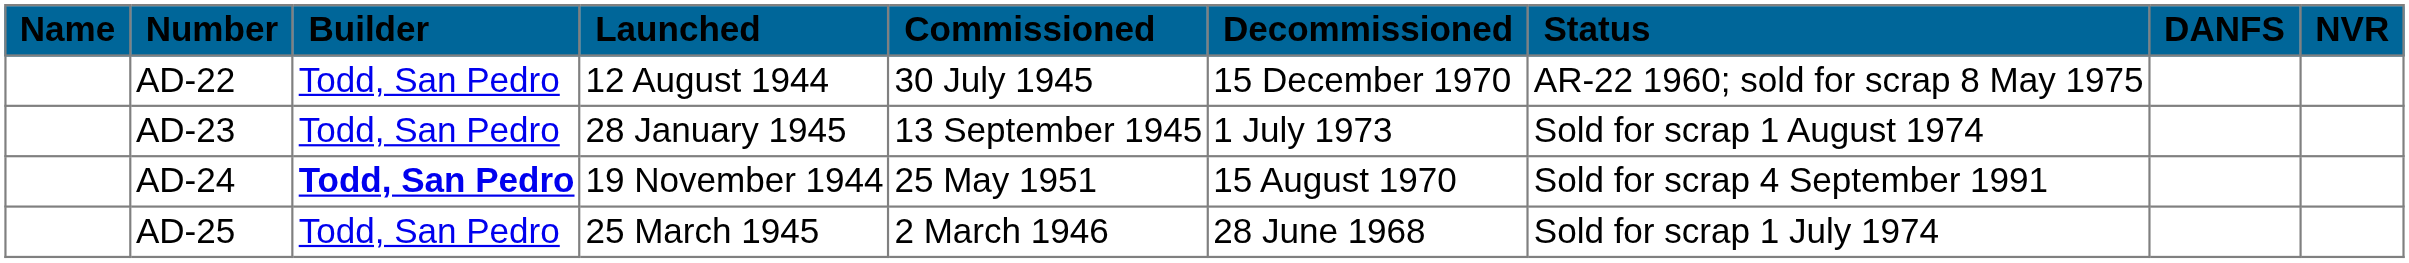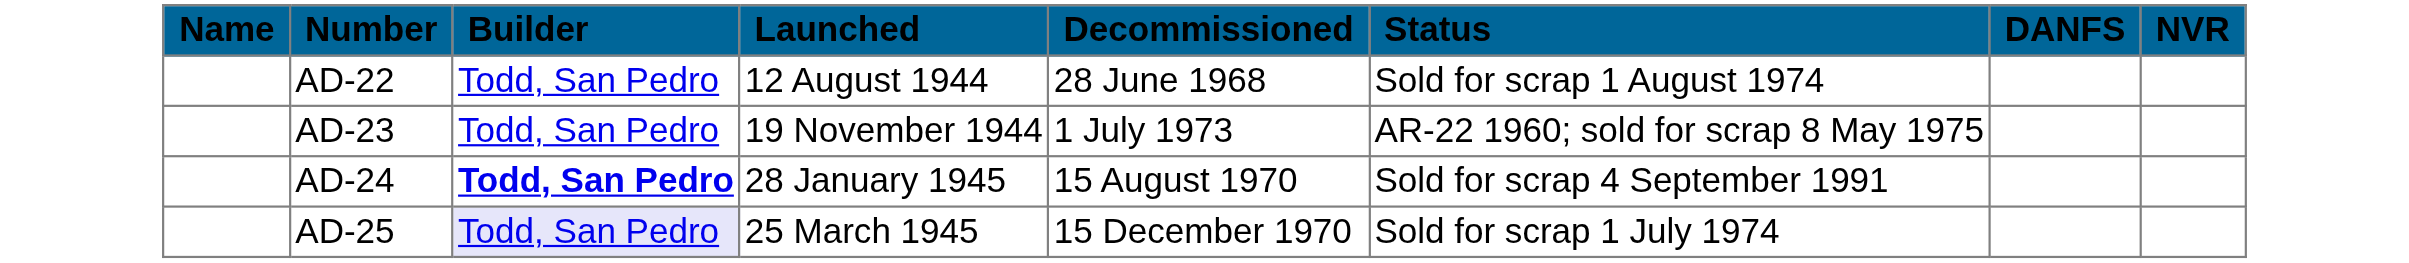- column: (1030, 29)
(1362, 80) 15 December 1970 -> (1160, 80) 28 June 1968
(1839, 80) AR-22 1960; sold for scrap 8 May 1975 -> (1599, 80) Sold for scrap 1 August 1974
(716, 130) 28 January 1945 -> (894, 130) 19 November 1944
(1759, 130) Sold for scrap 1 August 1974 -> (1679, 130) AR-22 1960; sold for scrap 8 May 1975
(734, 180) 19 November 1944 -> (875, 180) 28 January 1945
(429, 231) no background -> (589, 231) lavender background
(1319, 231) 28 June 1968 -> (1203, 231) 15 December 1970
